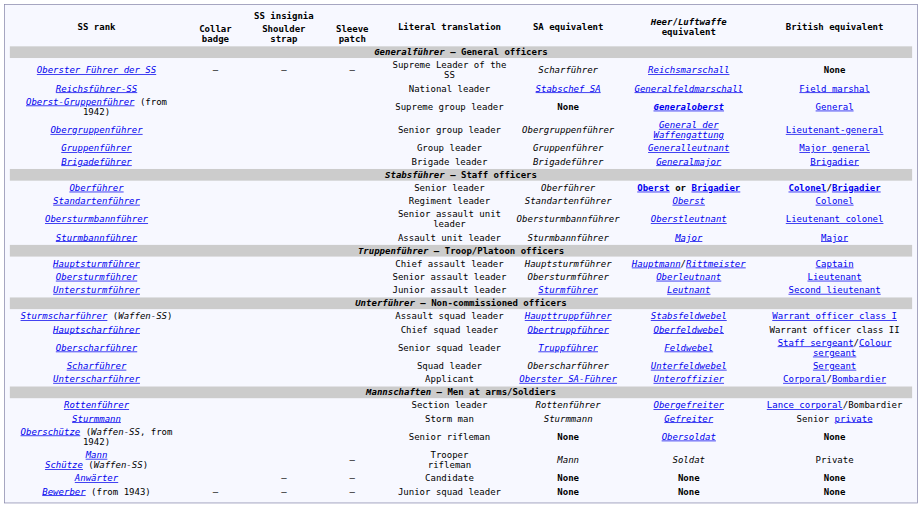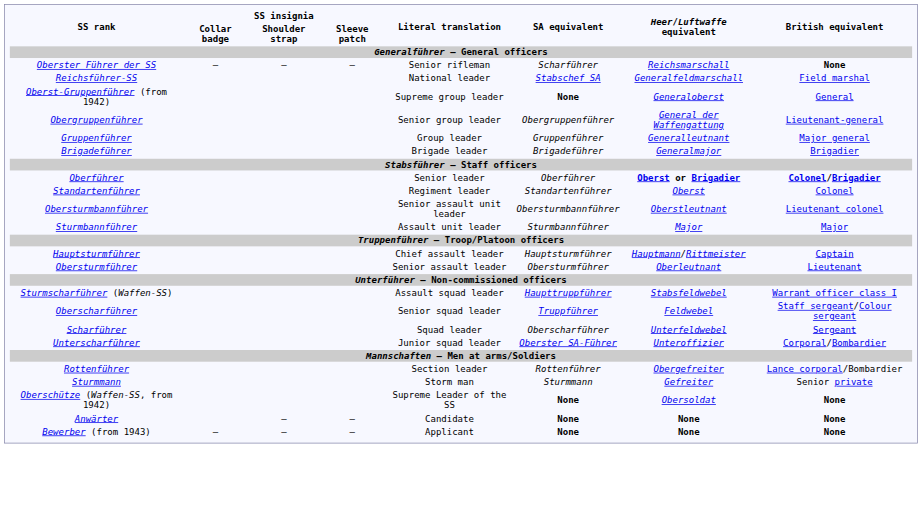(449, 70) Supreme Leader of the SS -> (449, 65) Senior rifleman
(689, 107) bold -> (689, 97) normal
- row: (97, 290)
- row: (97, 330)
(449, 379) Applicant -> (449, 343) Junior squad leader
(449, 437) Senior rifleman -> (449, 400) Supreme Leader of the SS
- row: (97, 460)
(449, 492) Junior squad leader -> (449, 432) Applicant
